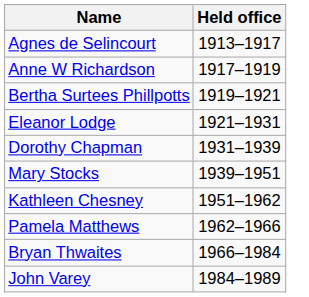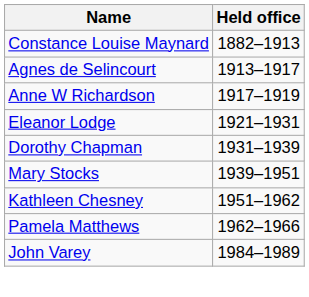+ row: (109, 43)
- row: (99, 95)
- row: (65, 252)
